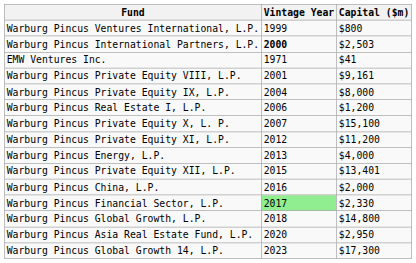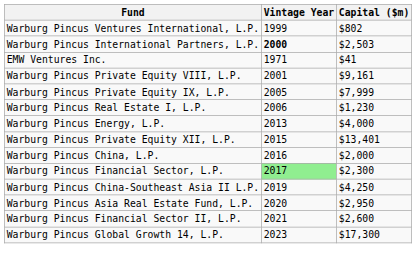(351, 28) $800 -> (351, 28) $802
(275, 92) 2004 -> (275, 92) 2005
(356, 92) $8,000 -> (356, 92) $7,999
(356, 108) $1,200 -> (356, 108) $1,230
- row: (118, 124)
- row: (118, 139)
(356, 203) $2,330 -> (356, 171) $2,300
- row: (106, 219)
+ row: (133, 187)
+ row: (124, 219)
